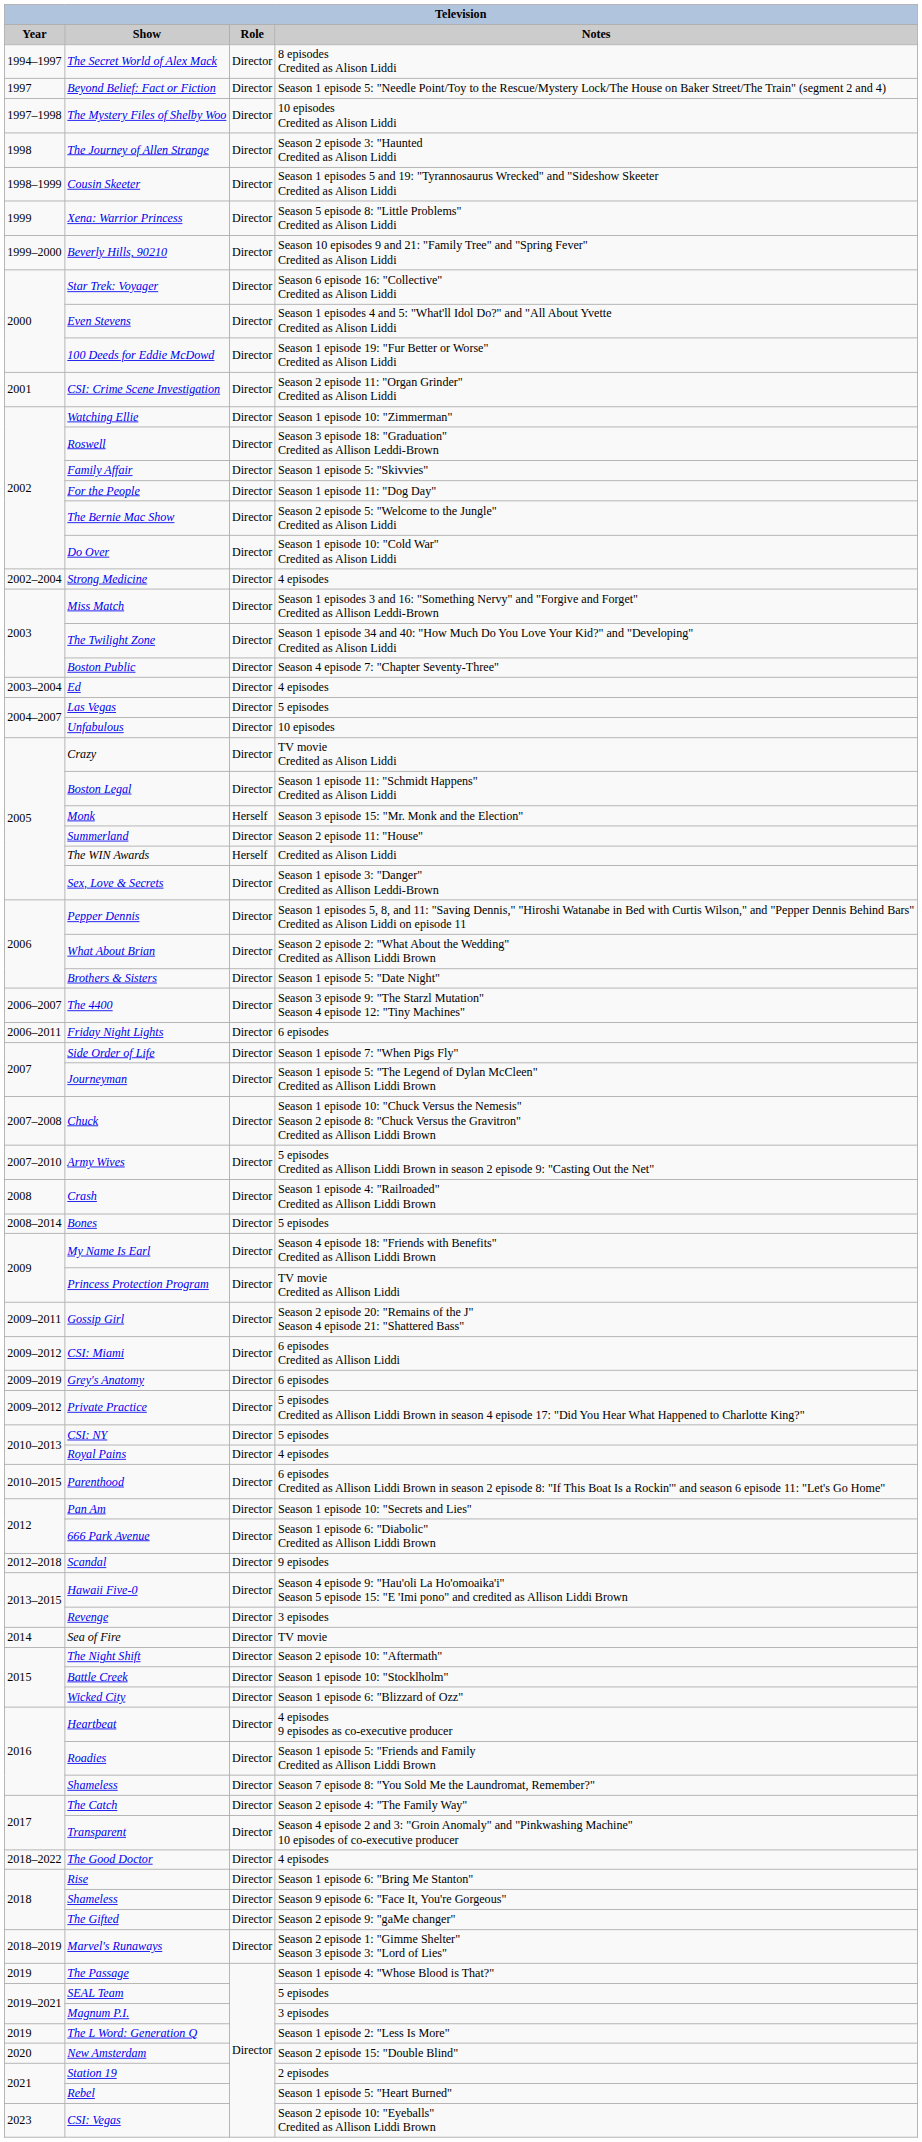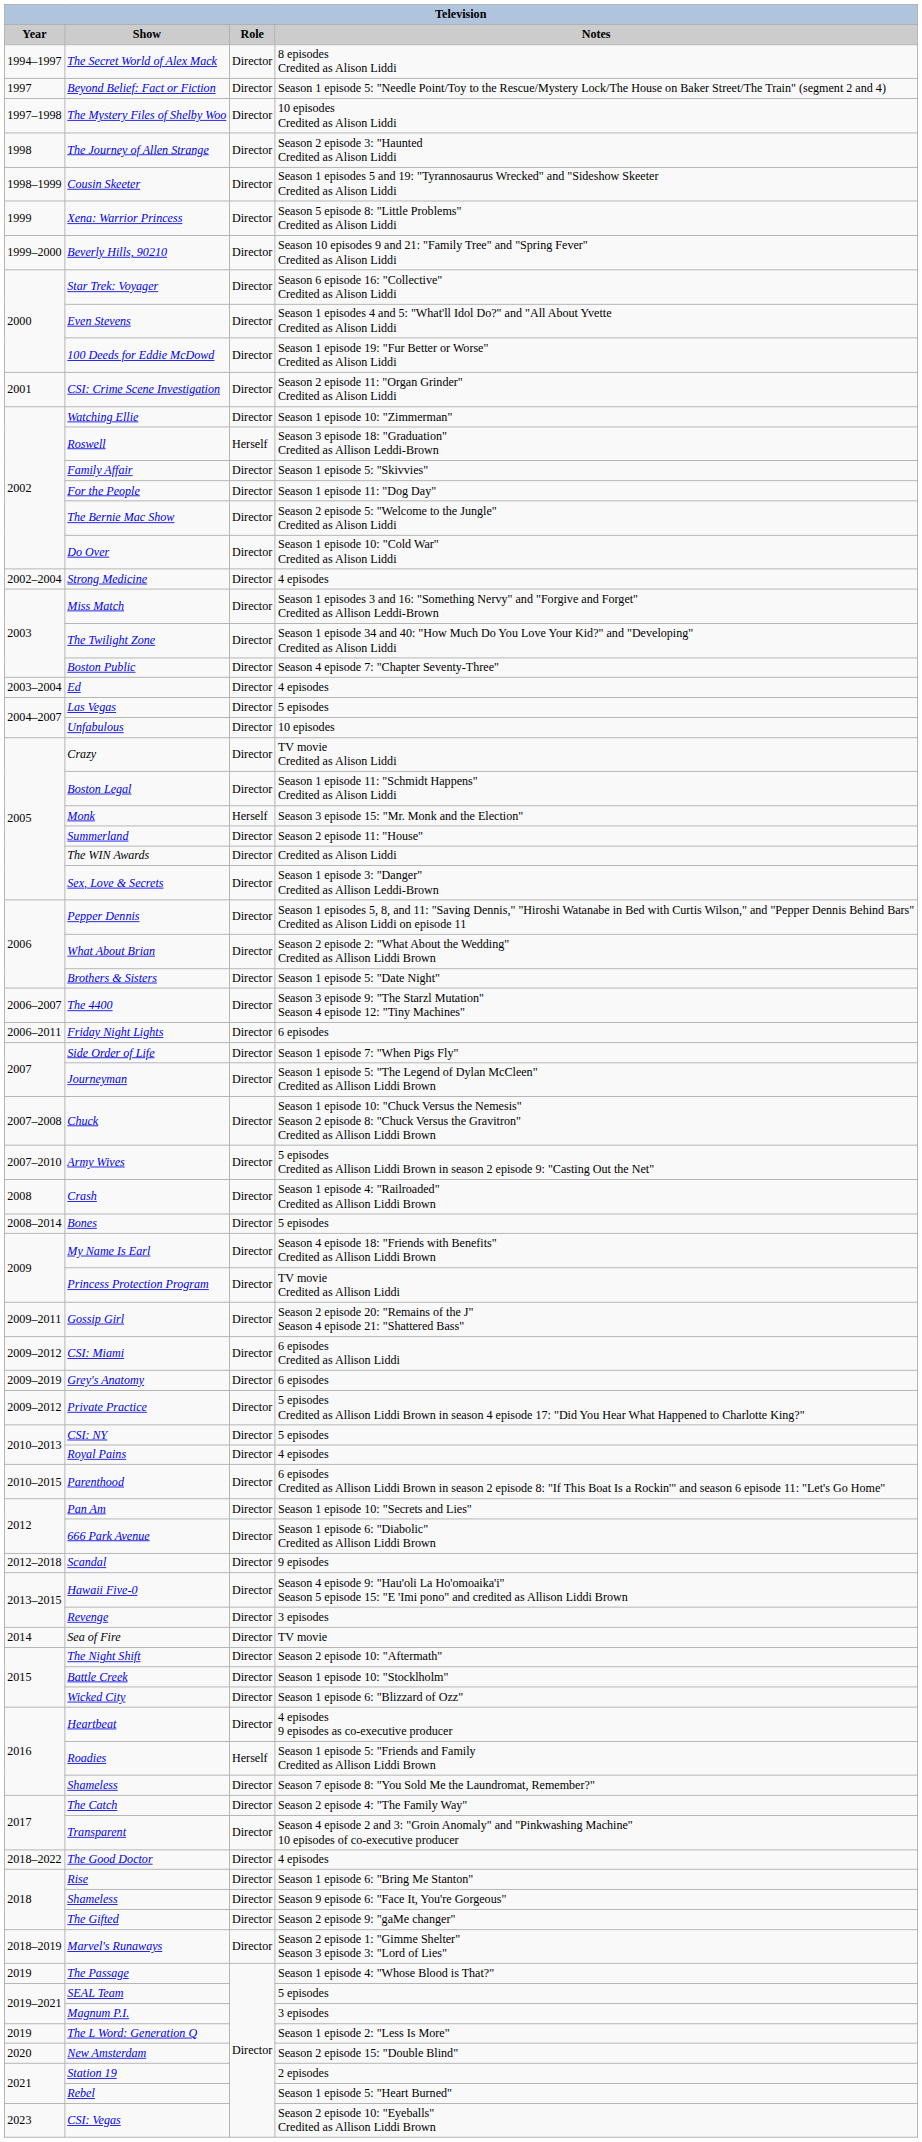(252, 444) Director -> (250, 444) Herself
(250, 856) Herself -> (252, 856) Director
(252, 1758) Director -> (250, 1758) Herself
